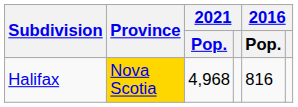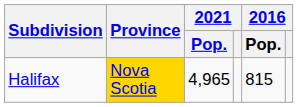(209, 79) 4,968 -> (209, 79) 4,965
(259, 79) 816 -> (259, 79) 815
